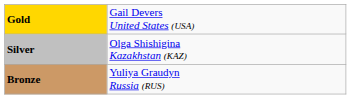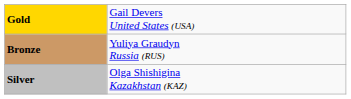rows swapped: (21, 49) <-> (24, 79)
